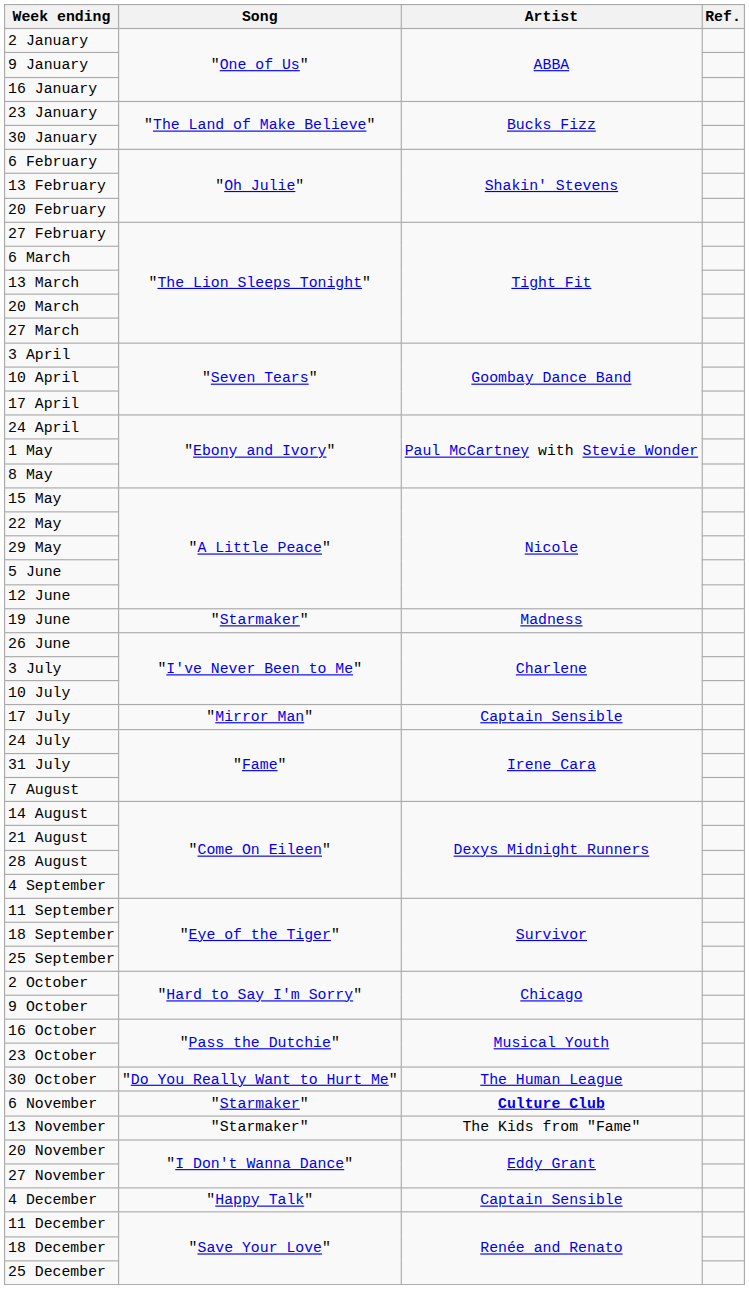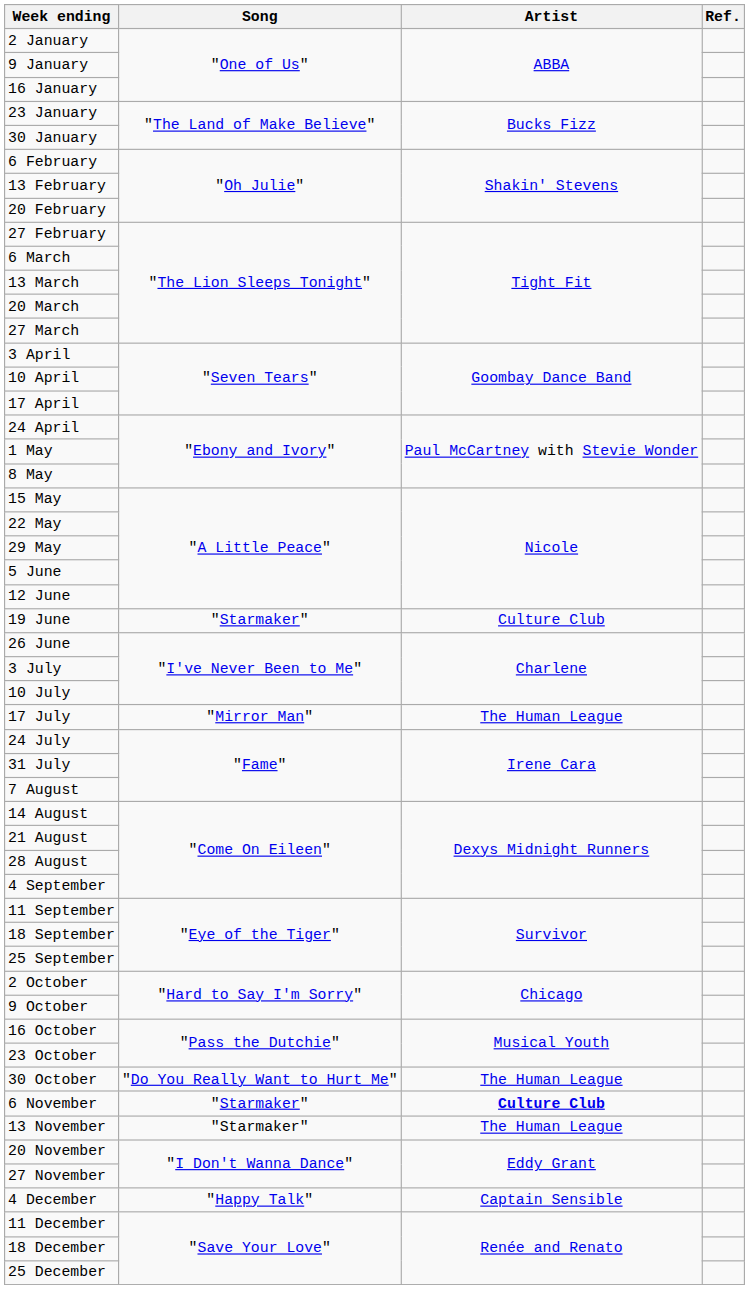(551, 620) Madness -> (551, 620) Culture Club
(551, 717) Captain Sensible -> (551, 717) The Human League
(551, 1128) The Kids from "Fame" -> (551, 1128) The Human League
